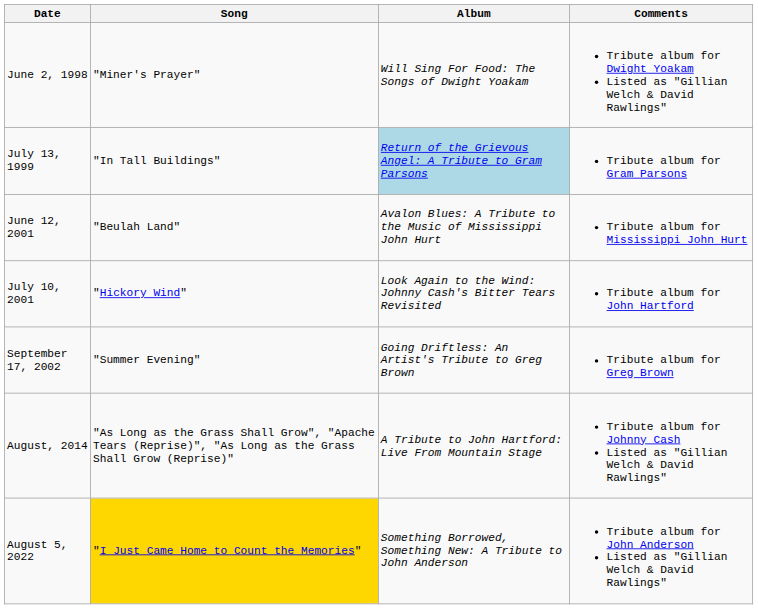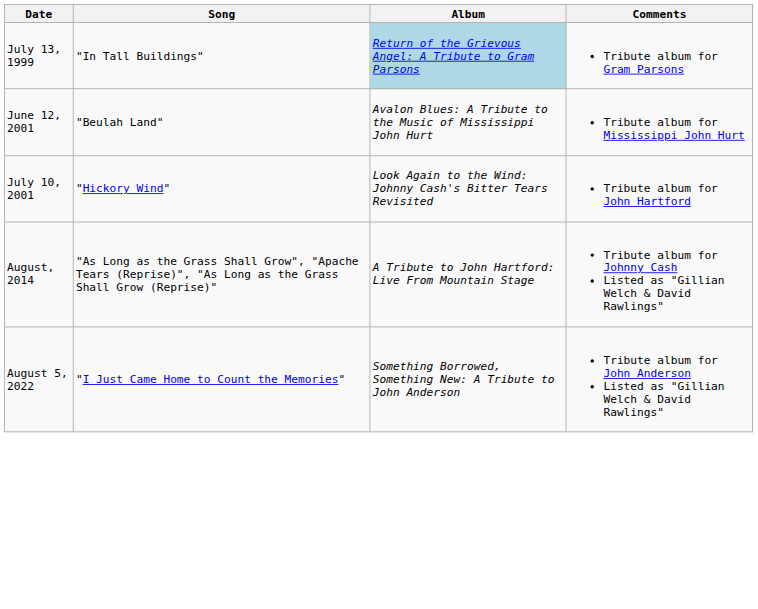- row: (47, 75)
- row: (37, 360)
(227, 551) gold background -> (211, 379) no background
